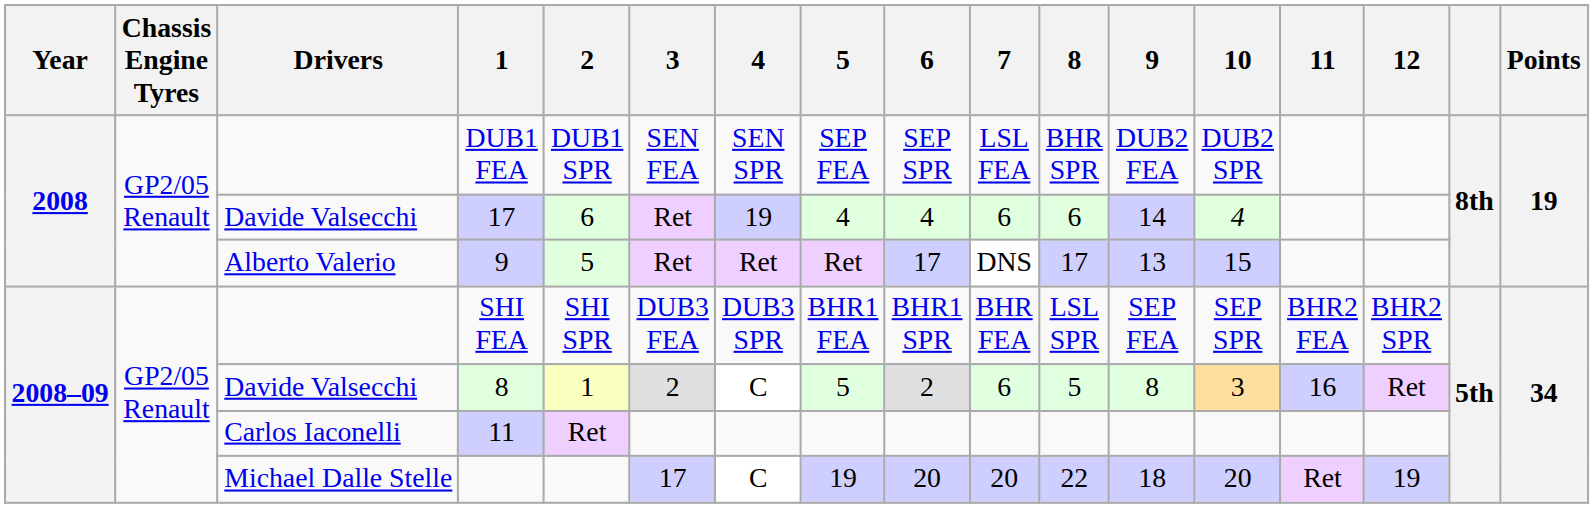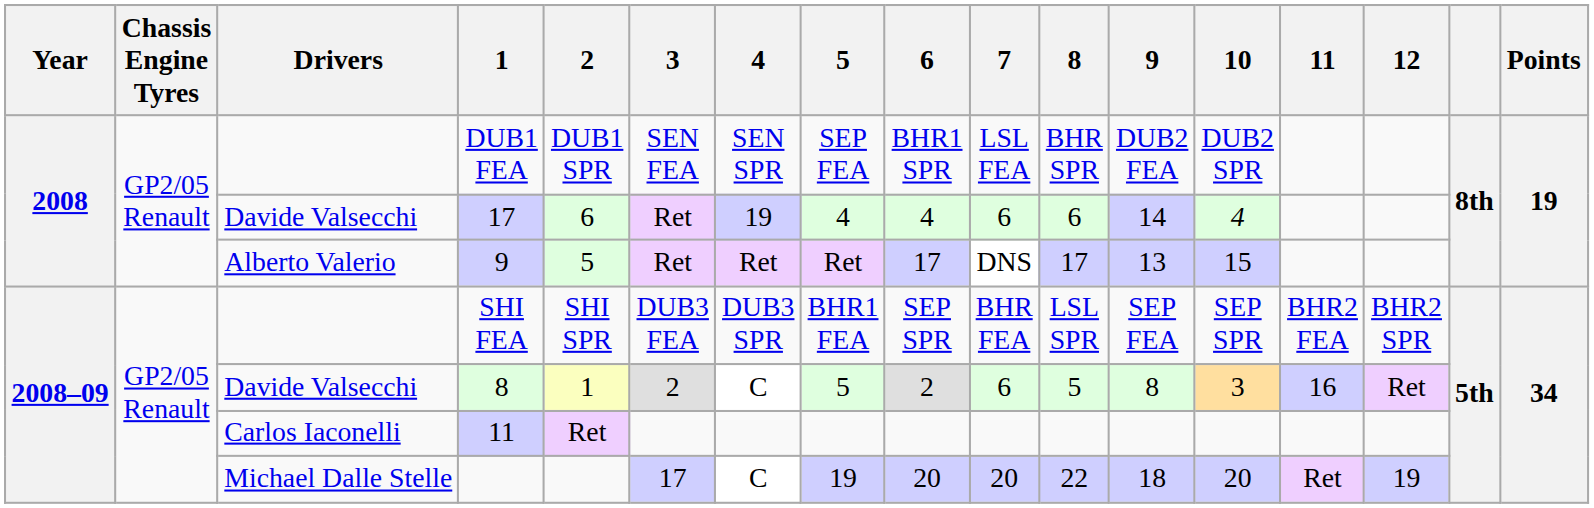(927, 154) SEP SPR -> (927, 154) BHR1 SPR
(927, 324) BHR1 SPR -> (927, 324) SEP SPR
